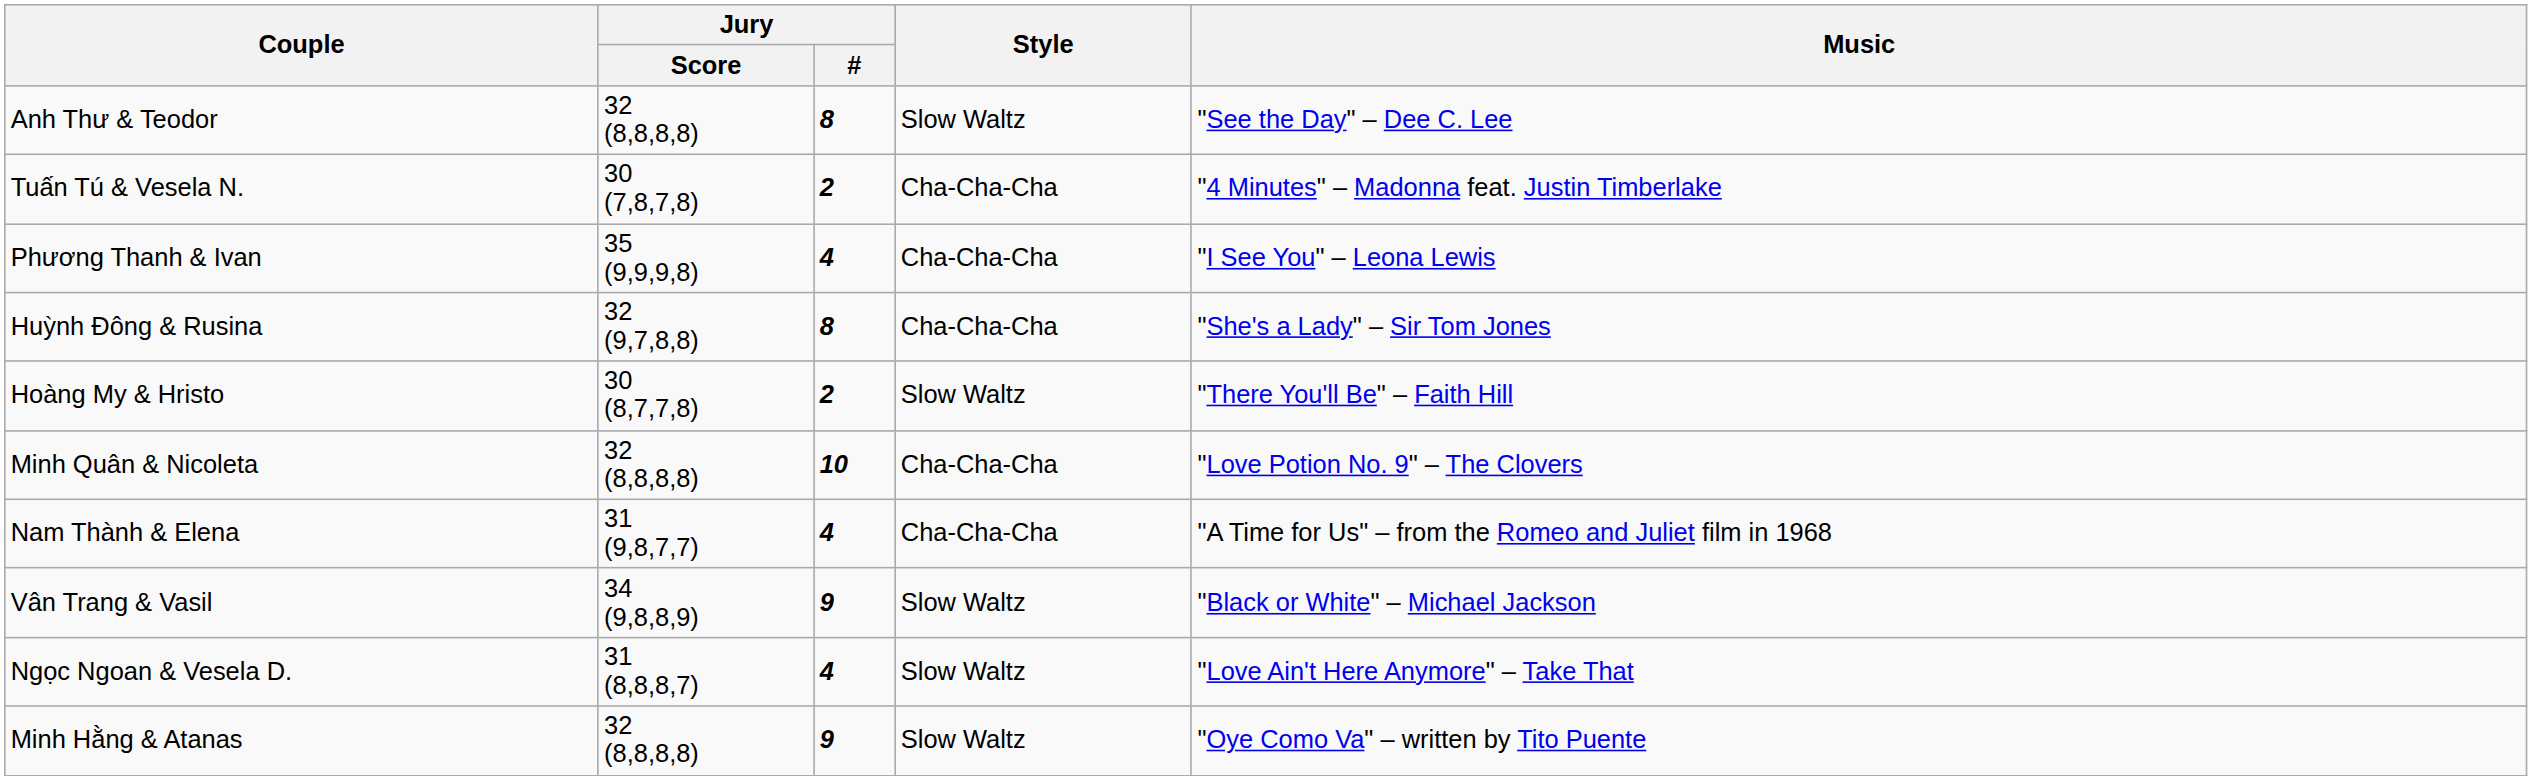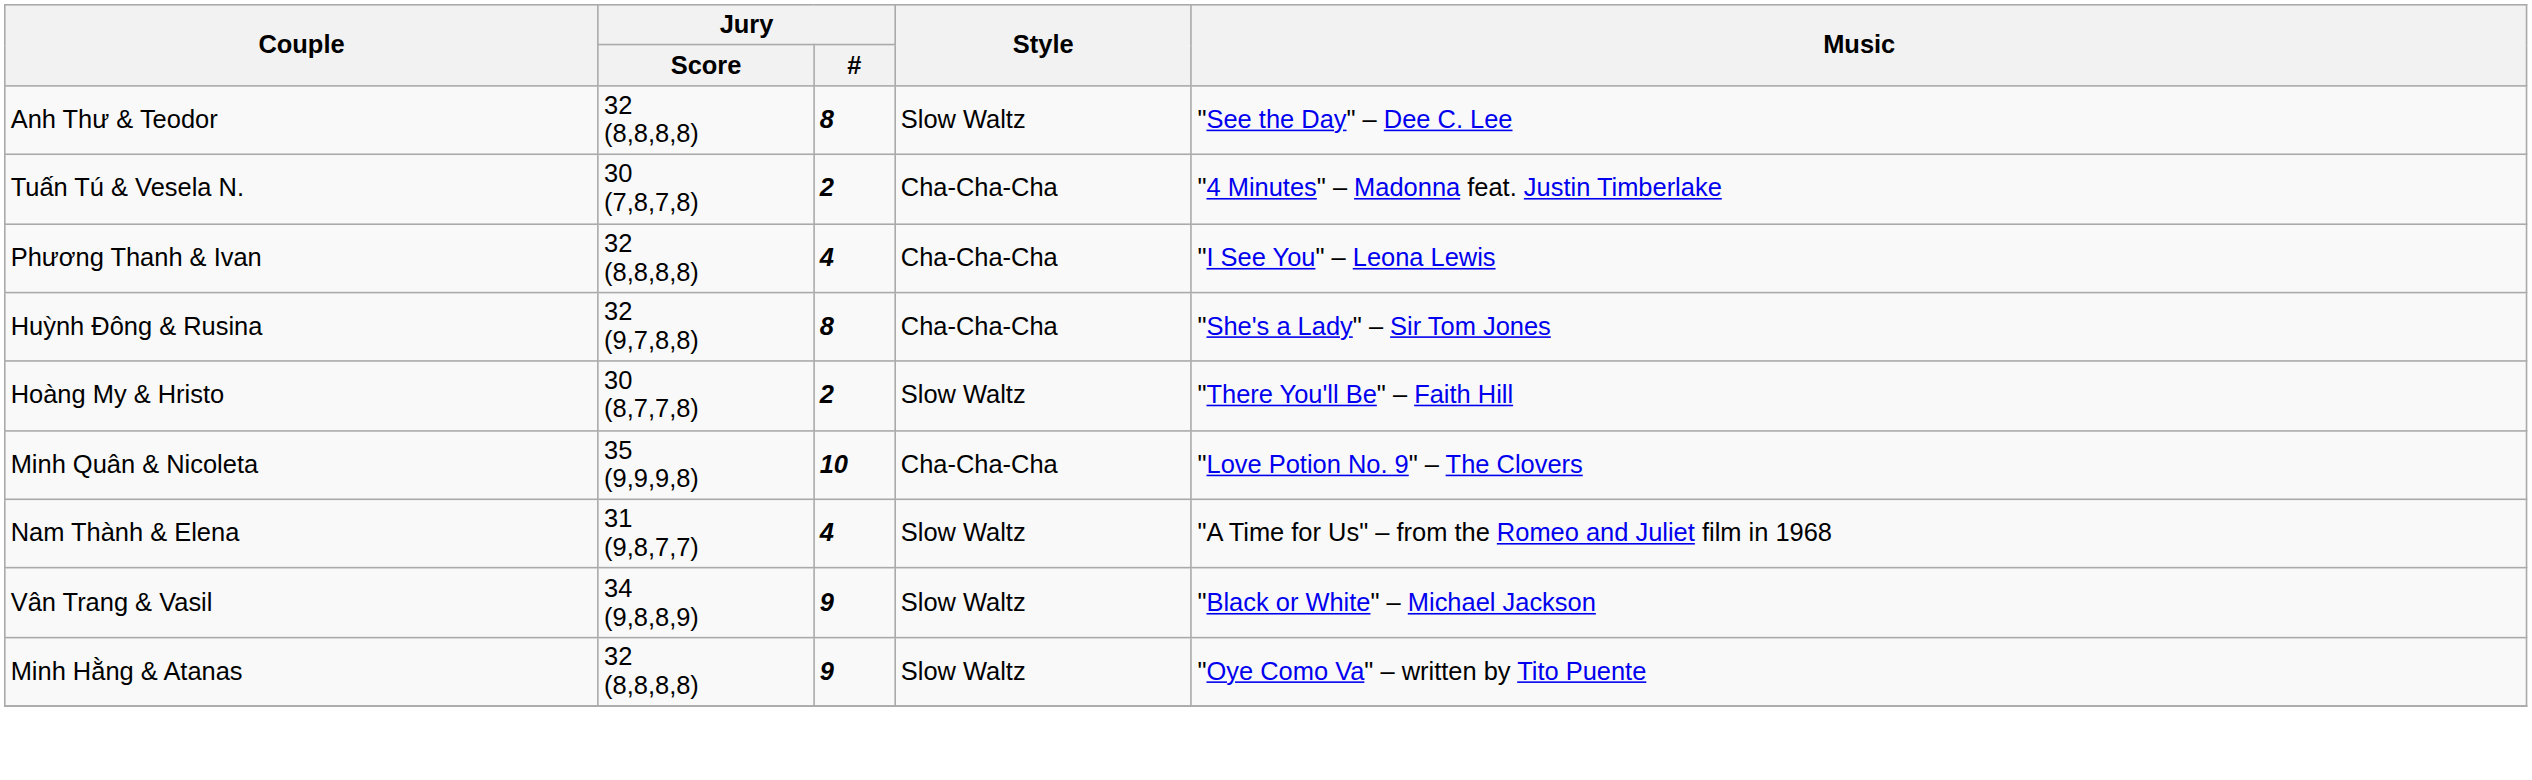(651, 257) 35 (9,9,9,8) -> (651, 257) 32 (8,8,8,8)
(651, 464) 32 (8,8,8,8) -> (651, 464) 35 (9,9,9,8)
(979, 533) Cha-Cha-Cha -> (963, 533) Slow Waltz
- row: (151, 671)
